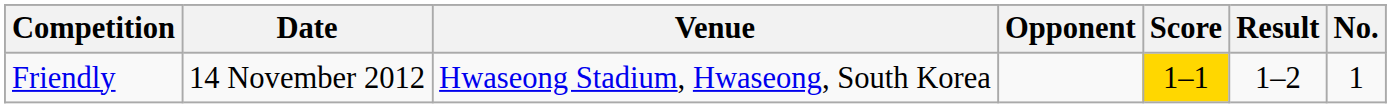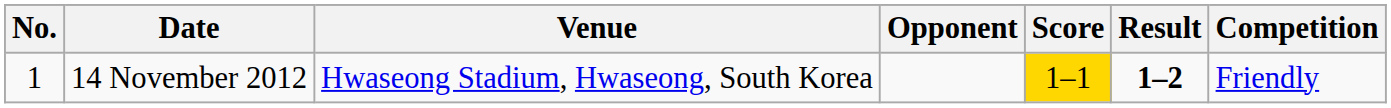columns swapped: (1356, 28) <-> (93, 28)
(1278, 77) normal -> (1160, 77) bold
